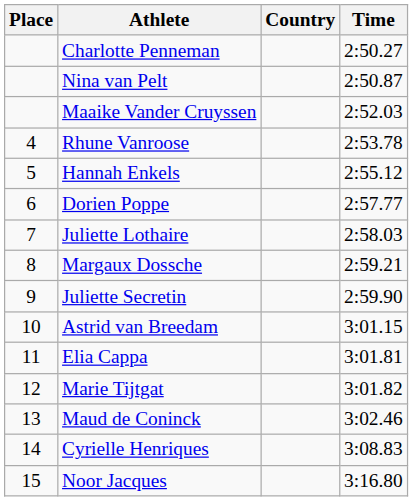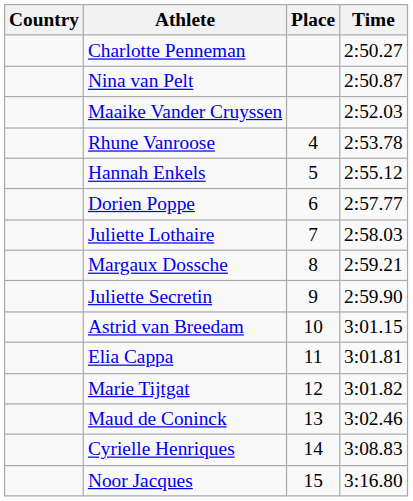columns swapped: (31, 19) <-> (300, 19)
